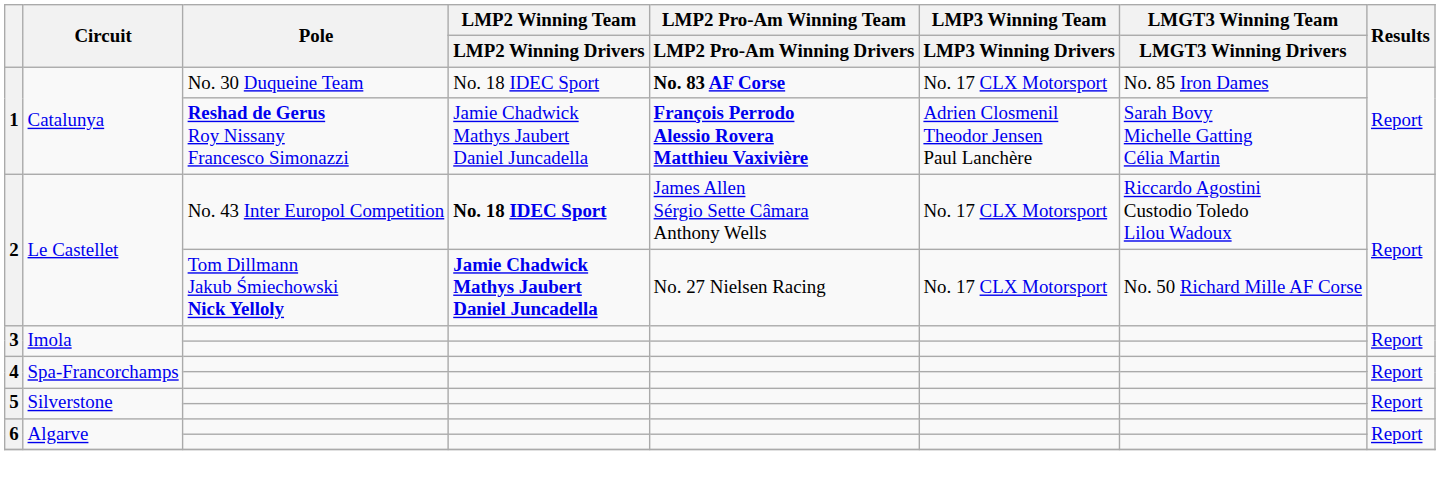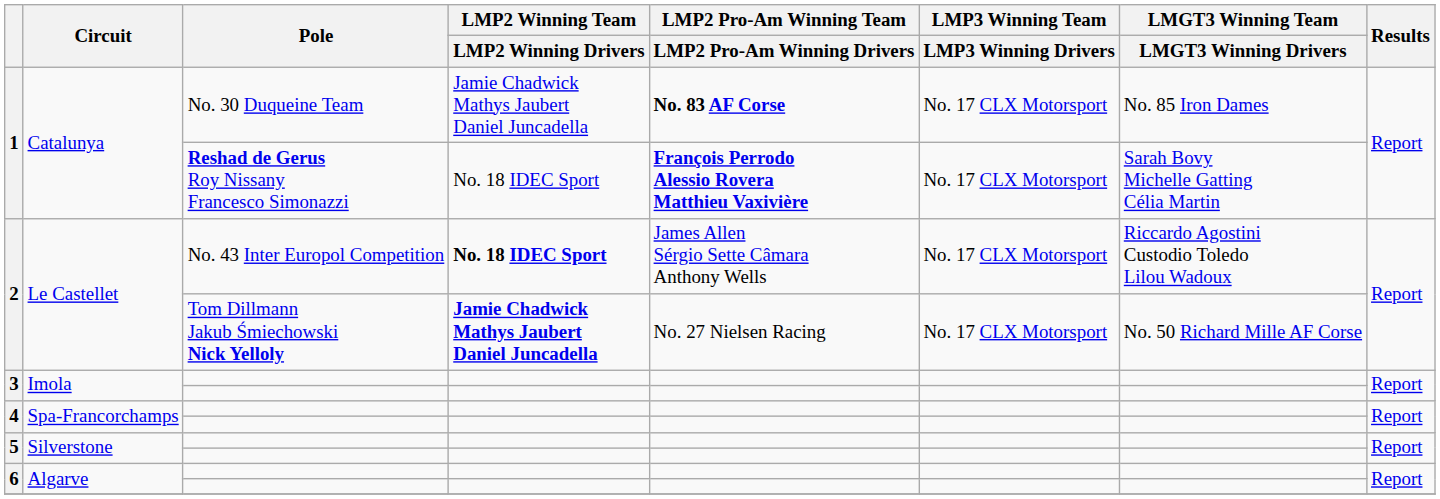(526, 82) No. 18 IDEC Sport -> (521, 104) Jamie Chadwick Mathys Jaubert Daniel Juncadella
(521, 135) Jamie Chadwick Mathys Jaubert Daniel Juncadella -> (526, 179) No. 18 IDEC Sport
(991, 135) Adrien Closmenil Theodor Jensen Paul Lanchère -> (1015, 179) No. 17 CLX Motorsport
